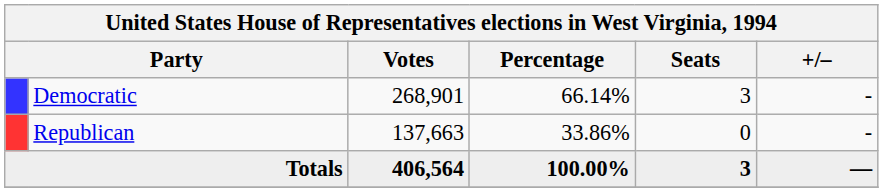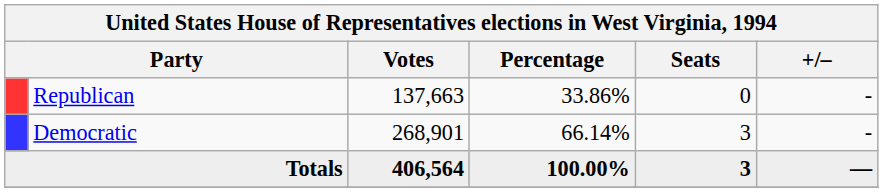rows swapped: (85, 96) <-> (84, 132)
